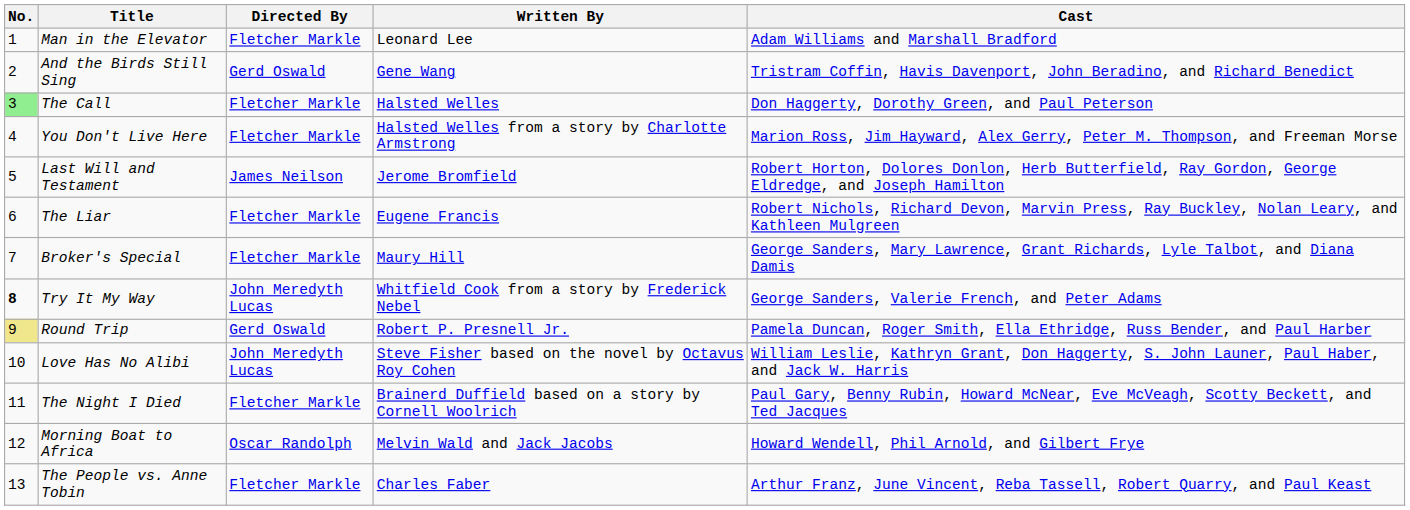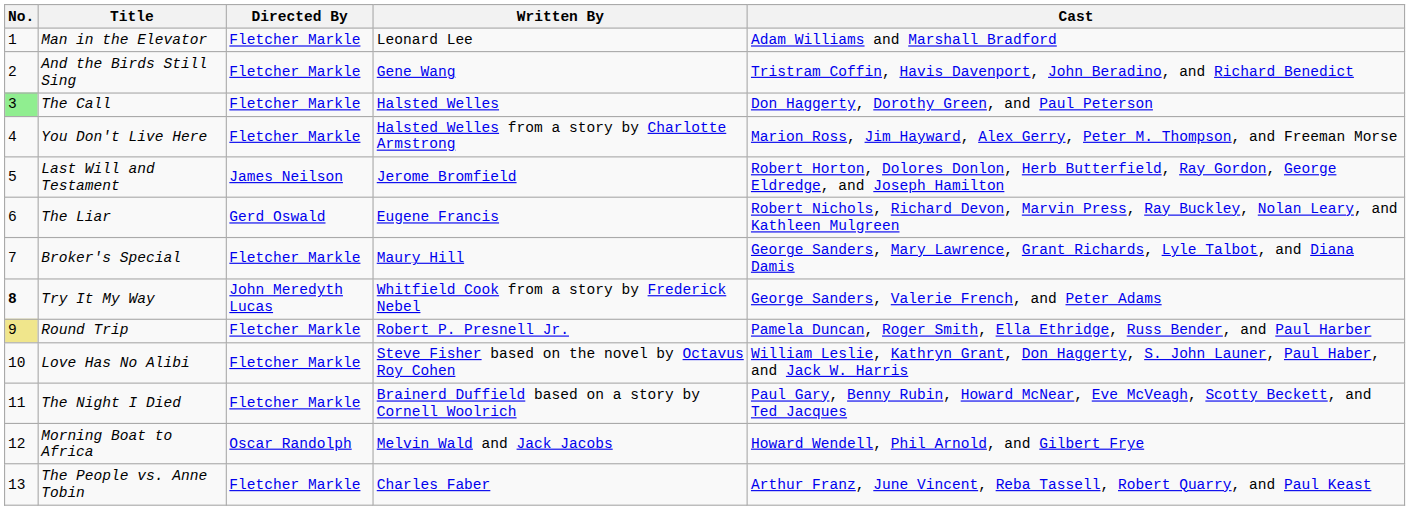(277, 72) Gerd Oswald -> (295, 72) Fletcher Markle
(295, 218) Fletcher Markle -> (277, 218) Gerd Oswald
(277, 331) Gerd Oswald -> (295, 331) Fletcher Markle
(286, 363) John Meredyth Lucas -> (295, 363) Fletcher Markle
